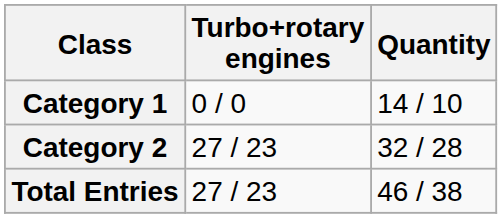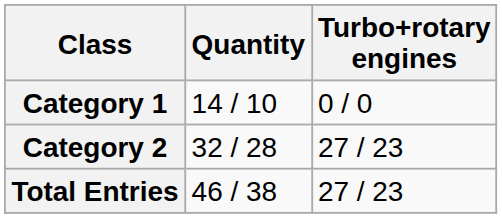columns swapped: (434, 43) <-> (278, 43)
